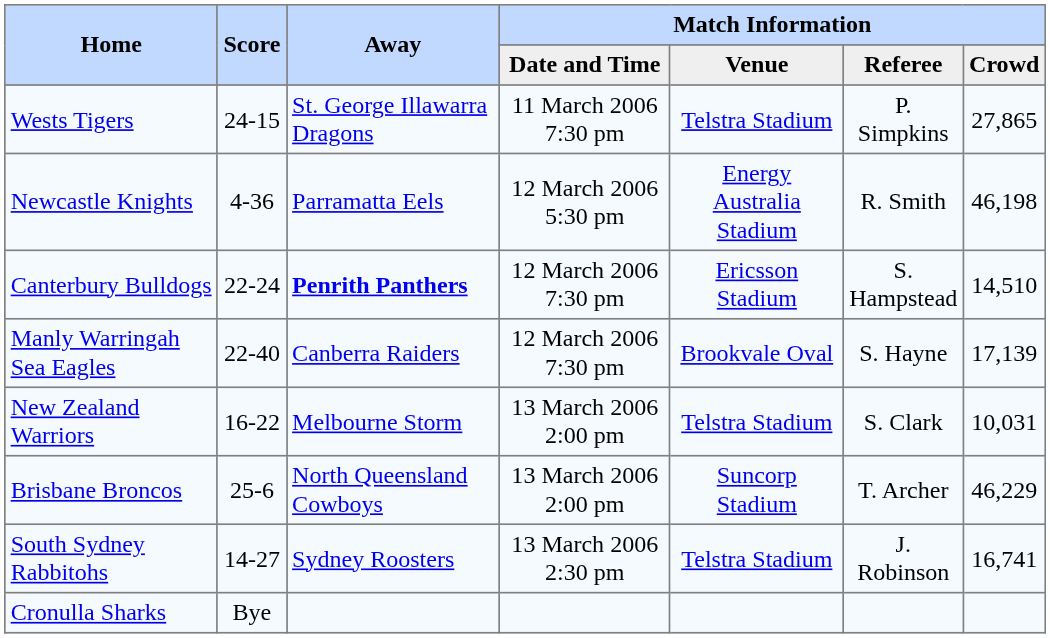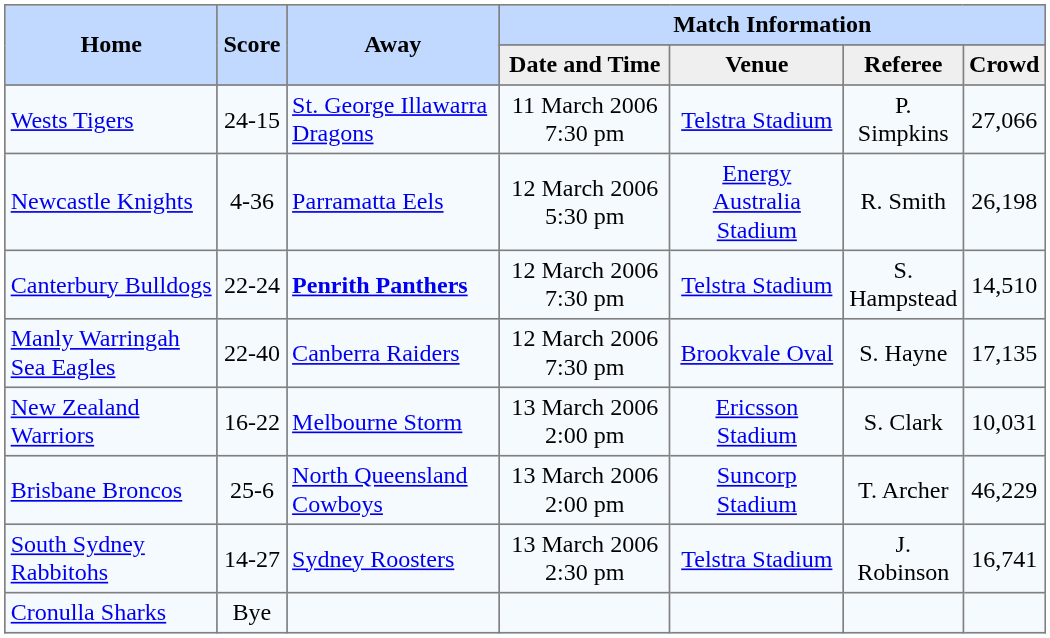(1004, 118) 27,865 -> (1004, 118) 27,066
(1004, 201) 46,198 -> (1004, 201) 26,198
(757, 284) Ericsson Stadium -> (757, 284) Telstra Stadium
(1004, 352) 17,139 -> (1004, 352) 17,135
(757, 421) Telstra Stadium -> (757, 421) Ericsson Stadium
